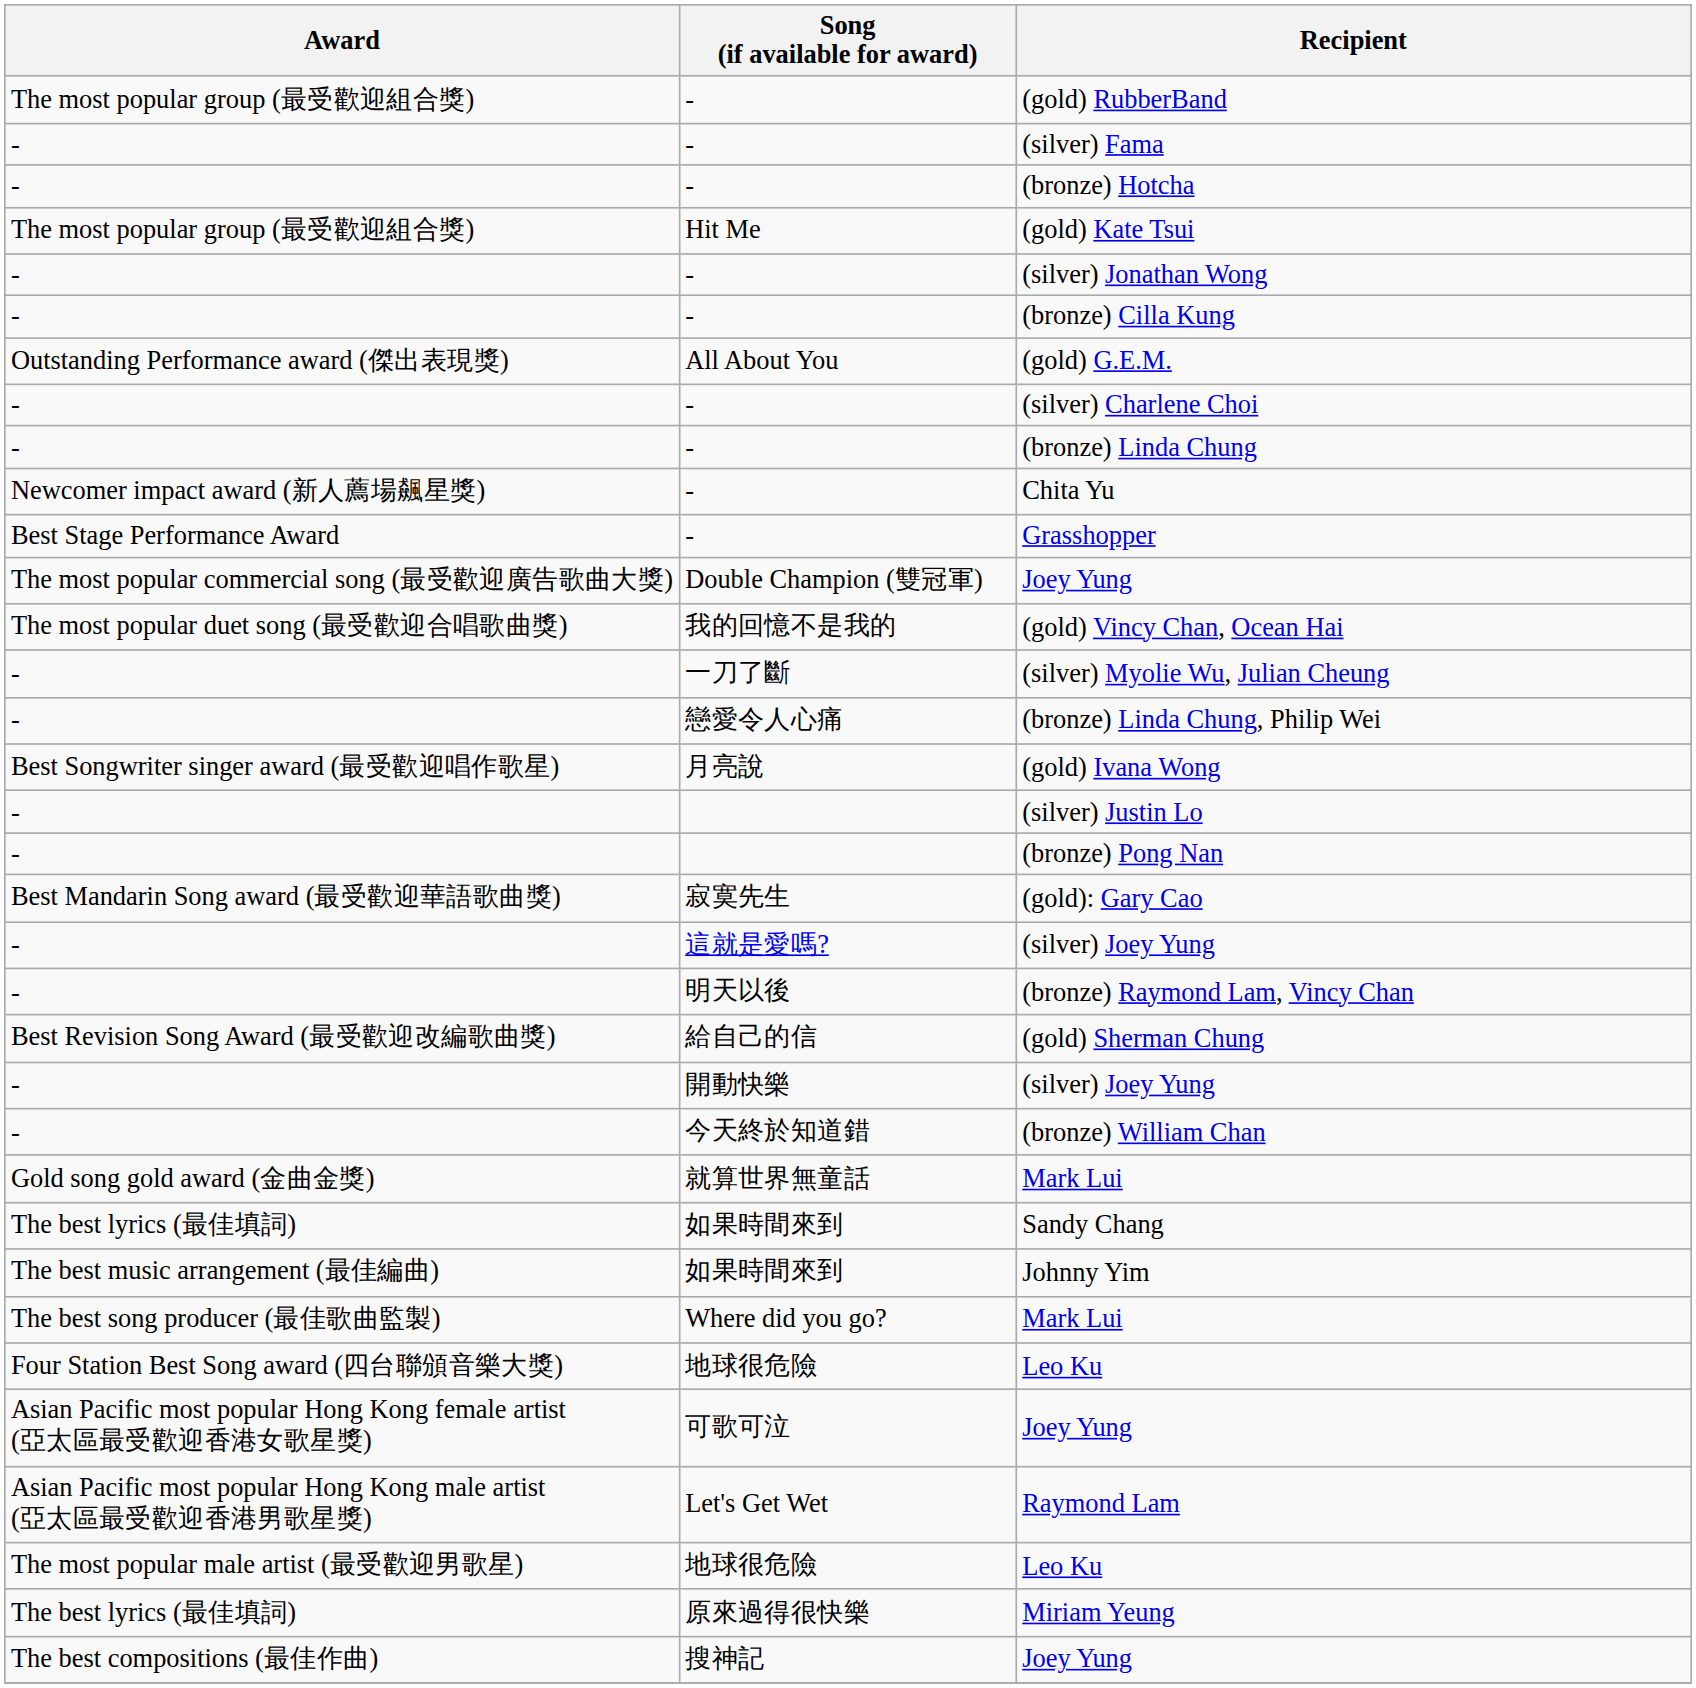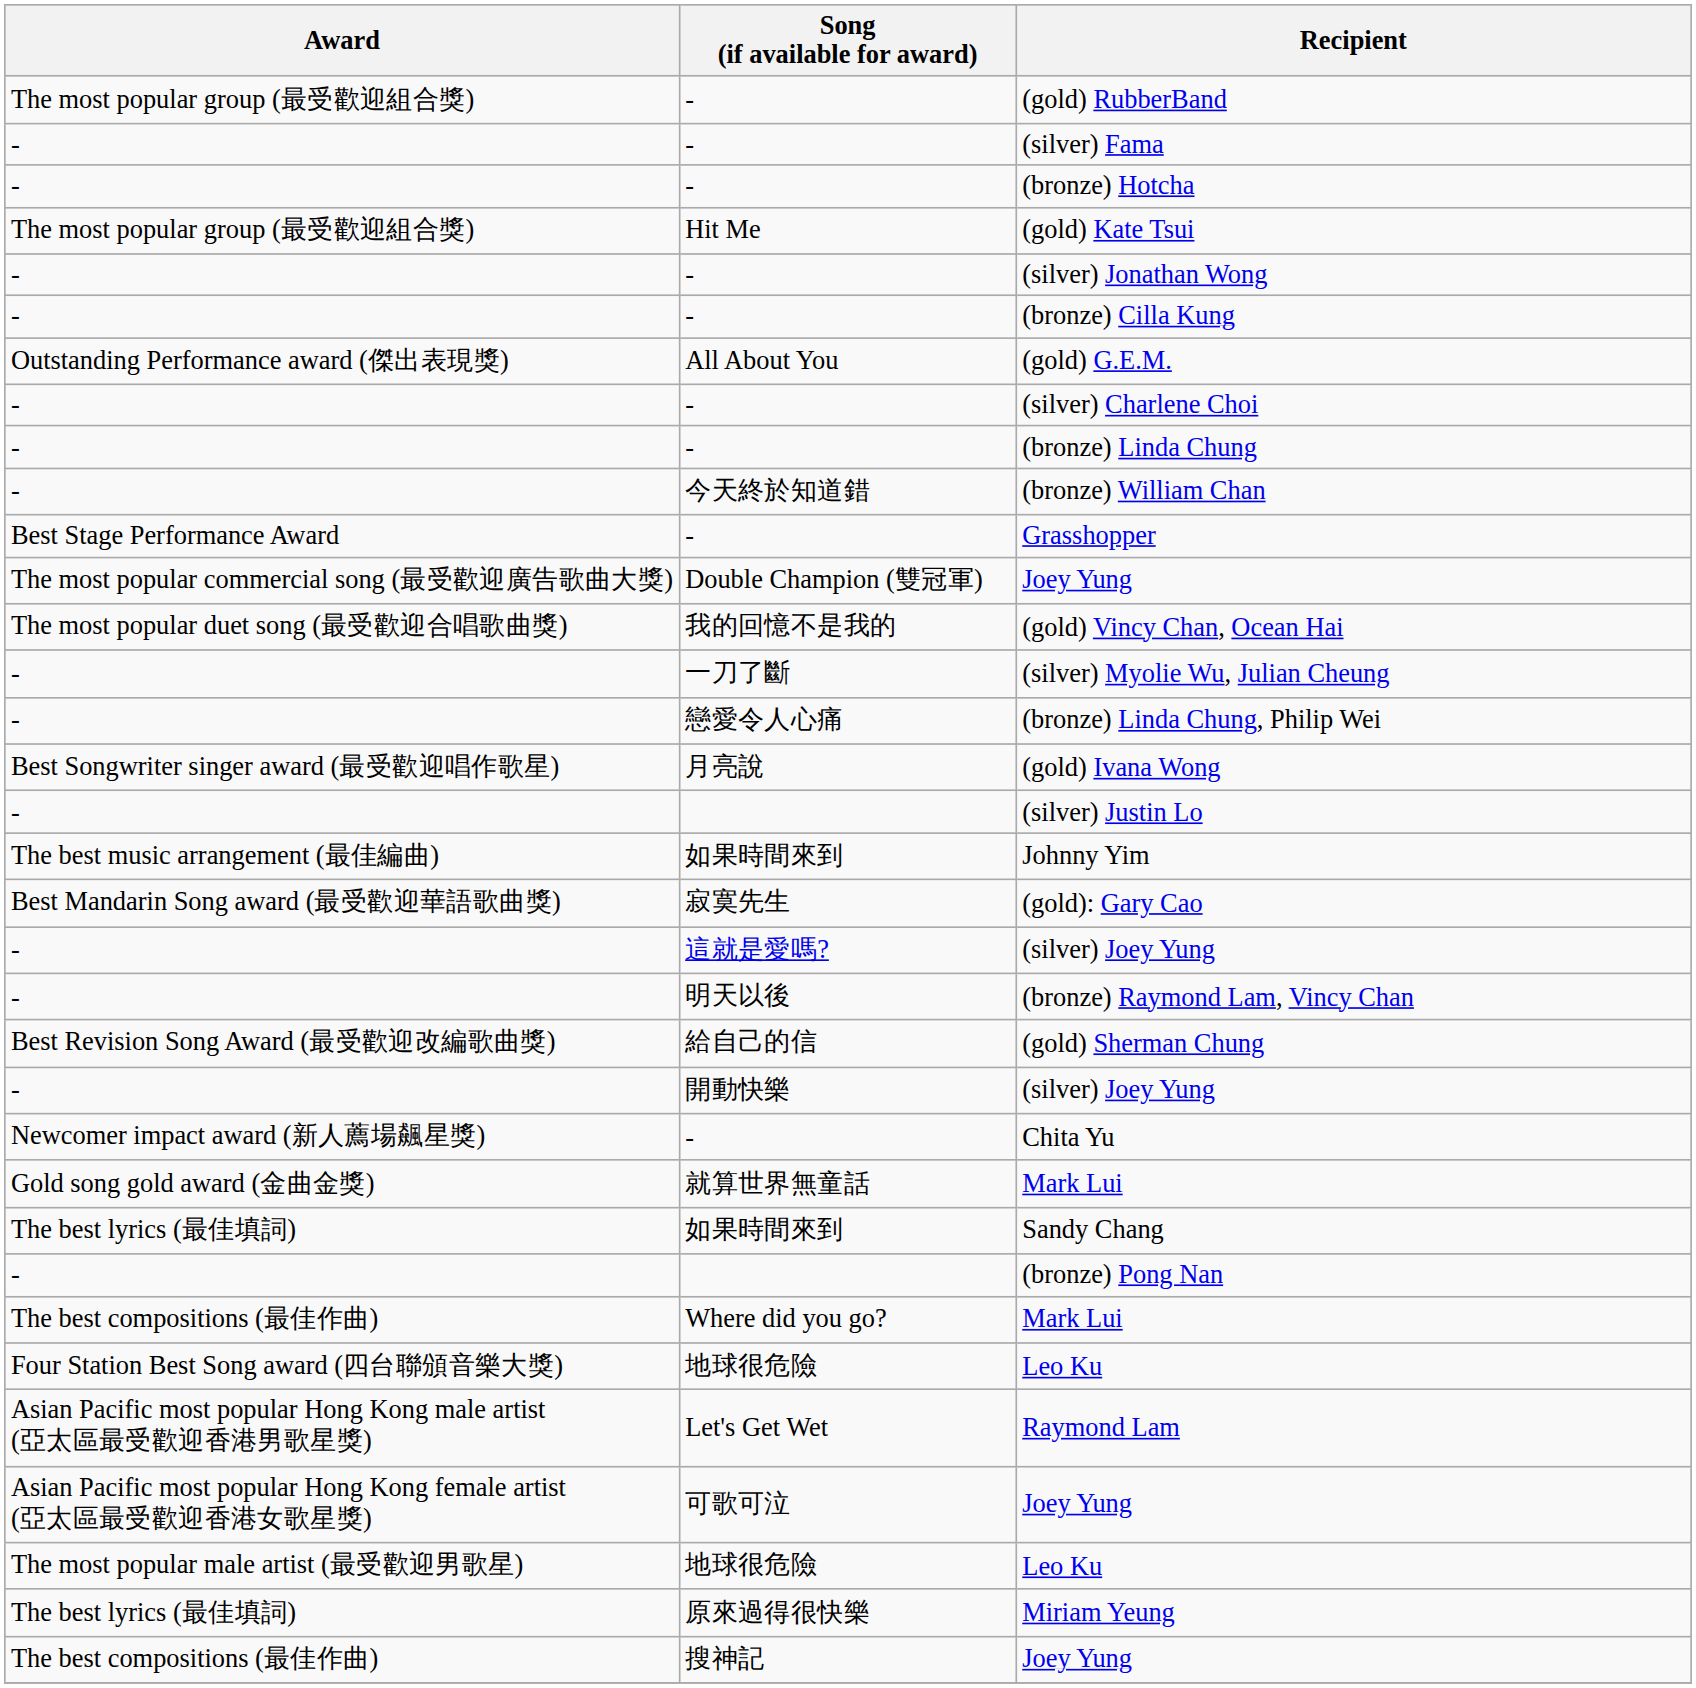rows swapped: (690, 491) <-> (778, 1130)
rows swapped: (848, 854) <-> (764, 1271)
(226, 1318) The best song producer (最佳歌曲監製) -> (195, 1318) The best compositions (最佳作曲)
rows swapped: (757, 1504) <-> (738, 1426)
